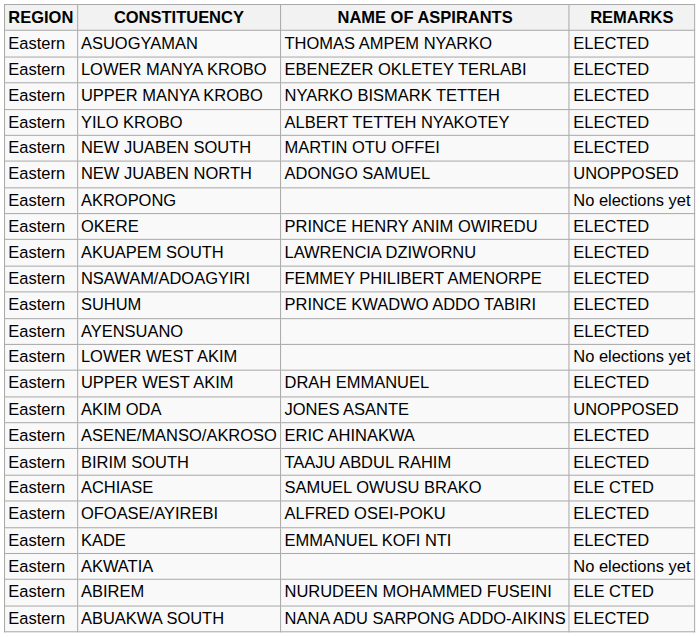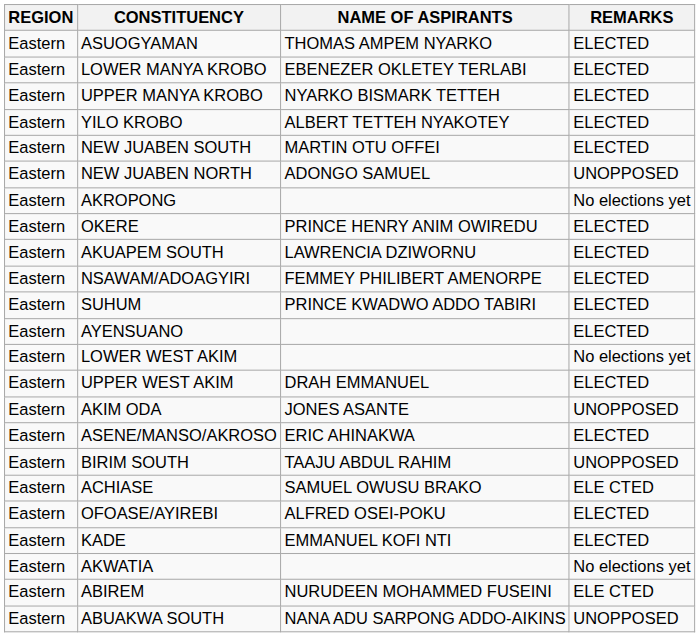(611, 461) ELECTED -> (626, 461) UNOPPOSED
(611, 618) ELECTED -> (626, 618) UNOPPOSED
